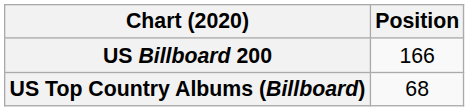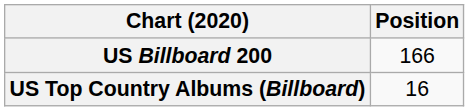(417, 88) 68 -> (417, 88) 16
